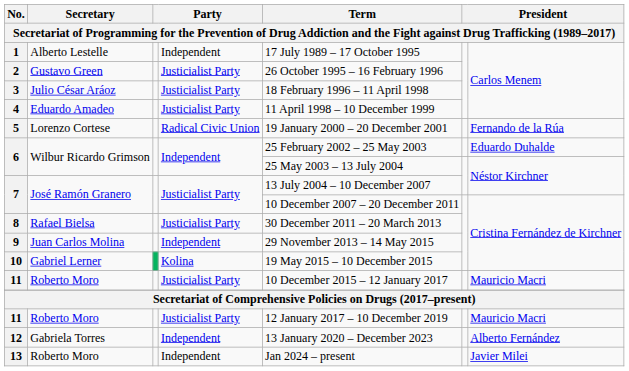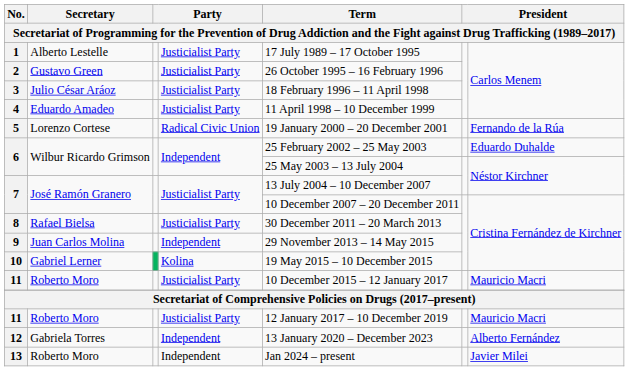(191, 52) Independent -> (200, 52) Justicialist Party
